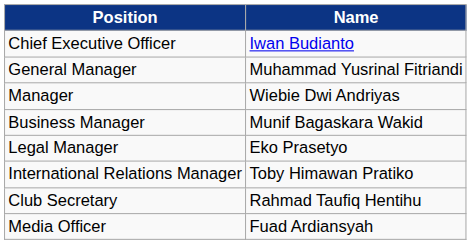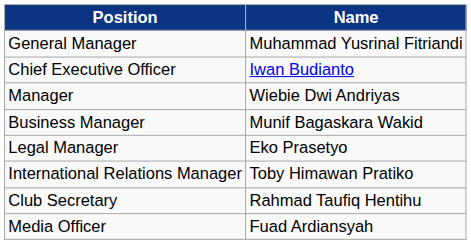rows swapped: (92, 43) <-> (72, 69)
